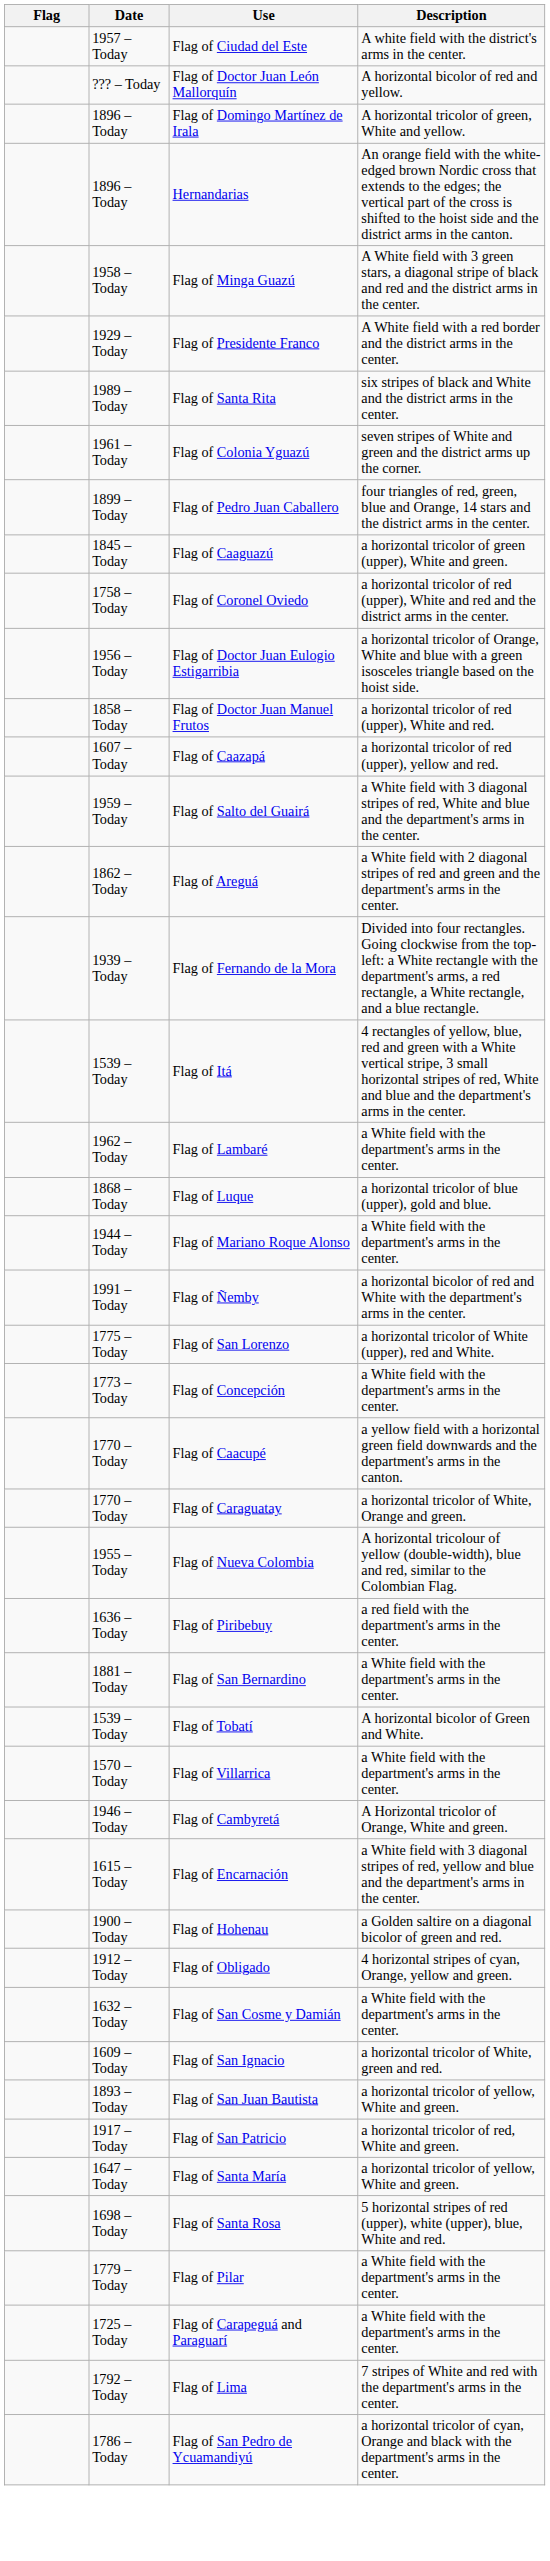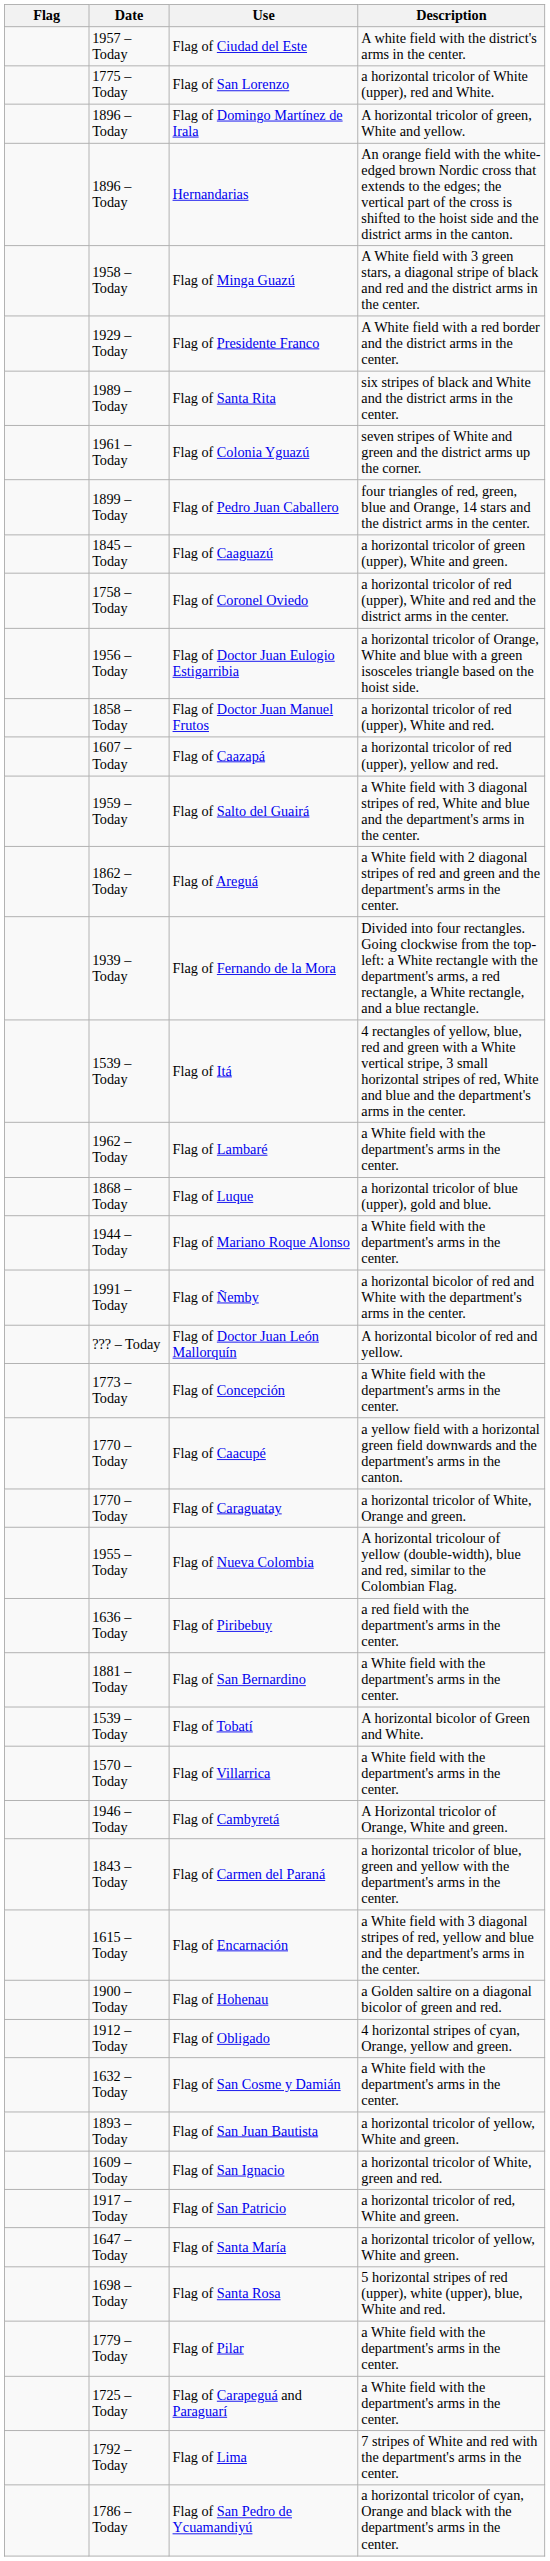rows swapped: (246, 84) <-> (231, 1344)
+ row: (249, 1874)
rows swapped: (229, 2060) <-> (245, 2099)
